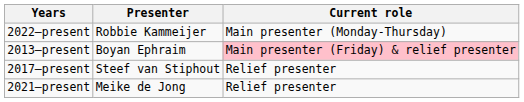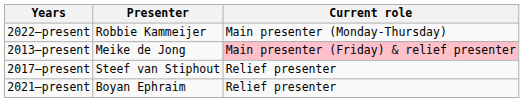(141, 51) Boyan Ephraim -> (141, 51) Meike de Jong
(141, 88) Meike de Jong -> (141, 88) Boyan Ephraim
